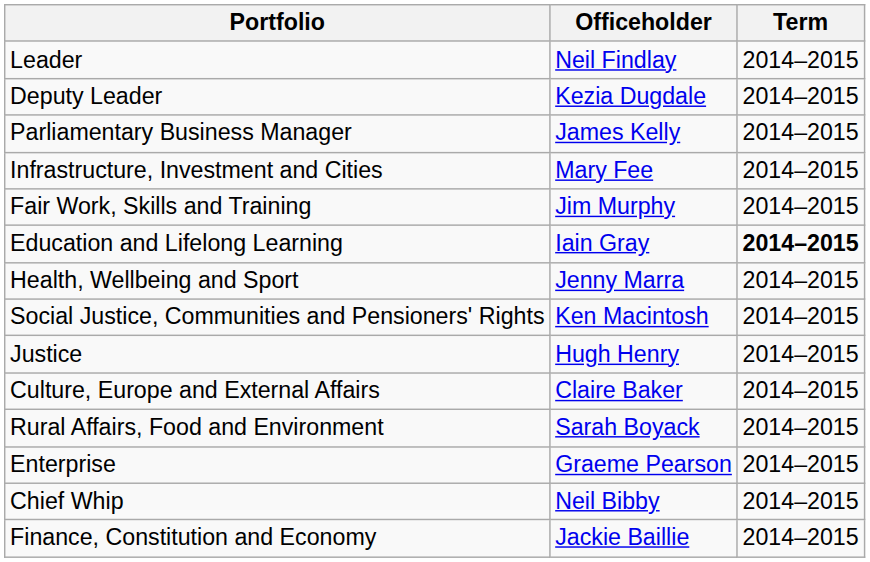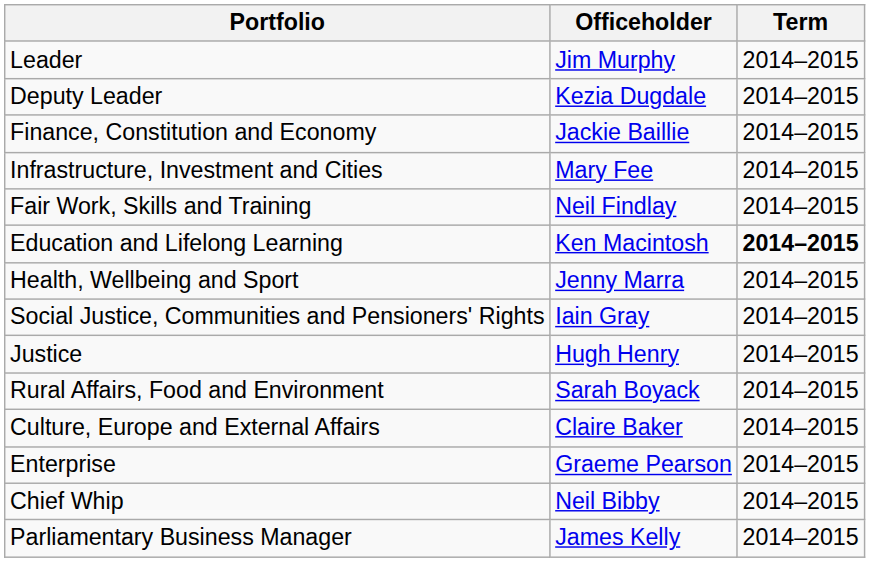(616, 59) Neil Findlay -> (615, 59) Jim Murphy
rows swapped: (193, 538) <-> (181, 133)
(615, 206) Jim Murphy -> (616, 206) Neil Findlay
(602, 243) Iain Gray -> (632, 243) Ken Macintosh
(632, 317) Ken Macintosh -> (602, 317) Iain Gray
rows swapped: (197, 427) <-> (195, 390)
